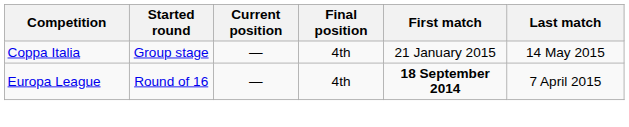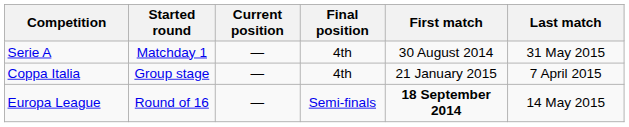+ row: (29, 52)
(565, 52) 14 May 2015 -> (566, 73) 7 April 2015
(341, 81) 4th -> (342, 102) Semi-finals
(565, 81) 7 April 2015 -> (566, 102) 14 May 2015
